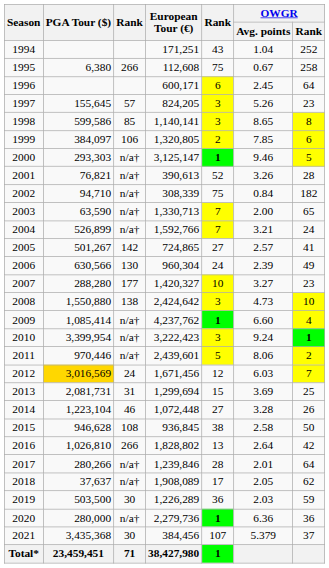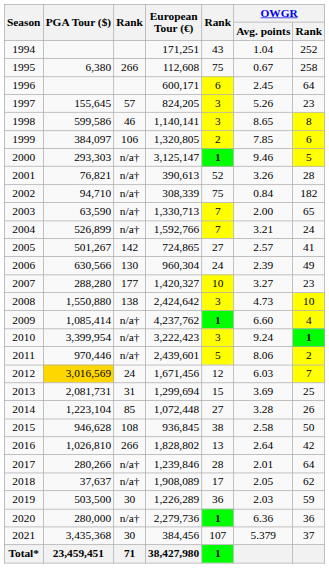(130, 121) 85 -> (130, 121) 46
(130, 409) 46 -> (130, 409) 85
